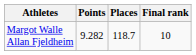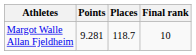(92, 36) 9.282 -> (92, 36) 9.281
